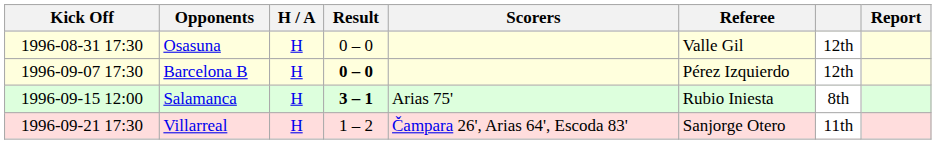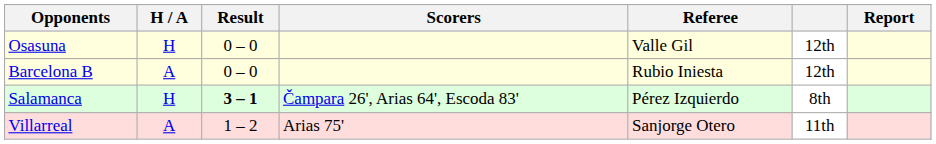- column: (82, 17)
(297, 71) H -> (169, 71) A
(356, 71) bold -> (240, 71) normal
(736, 71) Pérez Izquierdo -> (678, 71) Rubio Iniesta
(423, 98) Arias 75' -> (401, 98) Čampara 26', Arias 64', Escoda 83'
(728, 98) Rubio Iniesta -> (686, 98) Pérez Izquierdo
(297, 125) H -> (169, 125) A
(510, 125) Čampara 26', Arias 64', Escoda 83' -> (314, 125) Arias 75'
